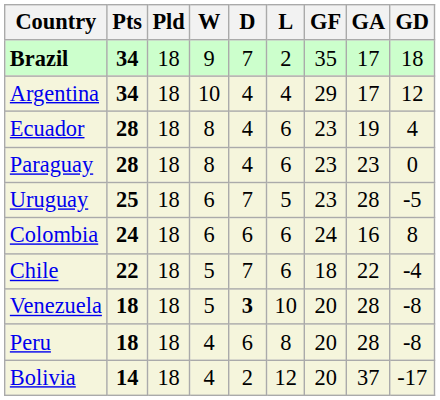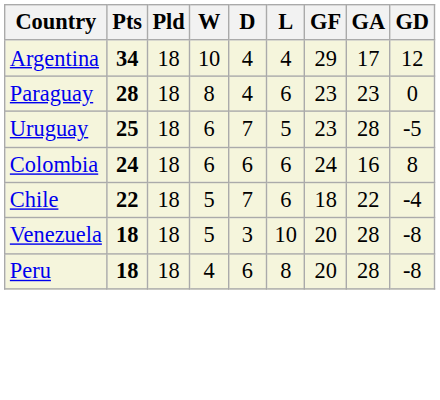- row: (39, 57)
- row: (47, 128)
(247, 306) bold -> (247, 235) normal
- row: (43, 377)
